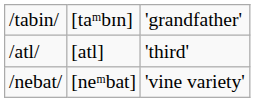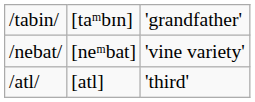rows swapped: (36, 81) <-> (24, 50)
